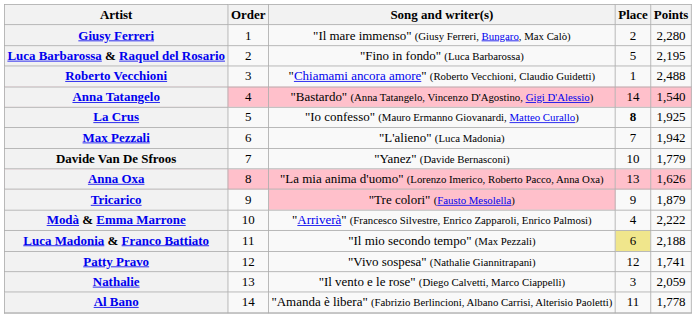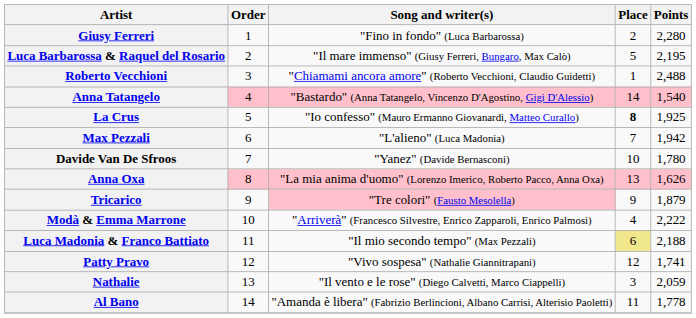(442, 35) "Il mare immenso" (Giusy Ferreri, Bungaro, Max Calò) -> (442, 35) "Fino in fondo" (Luca Barbarossa)
(442, 55) "Fino in fondo" (Luca Barbarossa) -> (442, 55) "Il mare immenso" (Giusy Ferreri, Bungaro, Max Calò)
(671, 158) 1,779 -> (671, 158) 1,780
